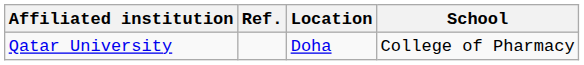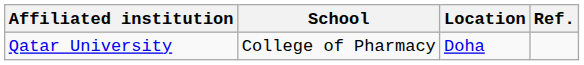columns swapped: (478, 19) <-> (262, 19)
